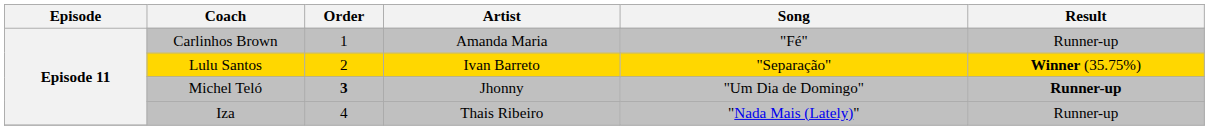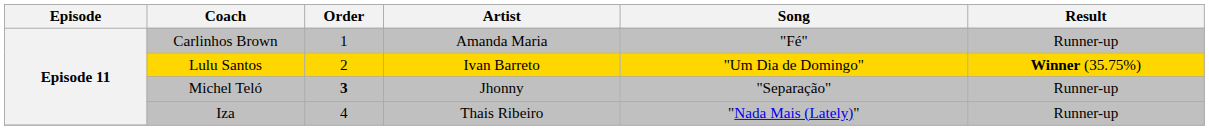(794, 64) "Separação" -> (794, 64) "Um Dia de Domingo"
(794, 88) "Um Dia de Domingo" -> (794, 88) "Separação"
(1086, 88) bold -> (1086, 88) normal
